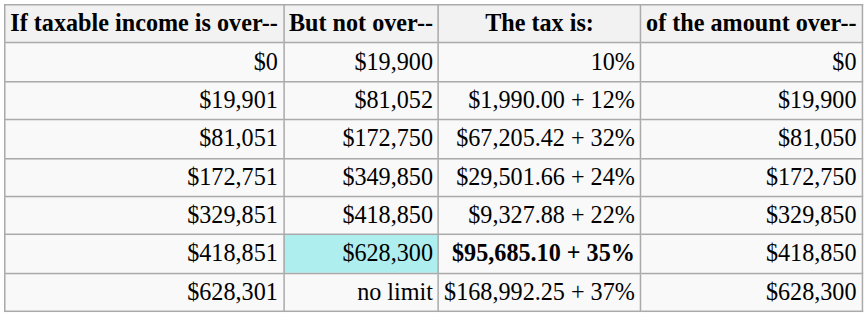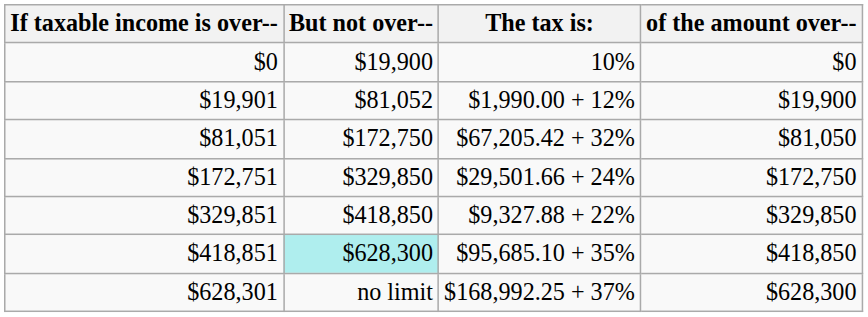(388, 176) $349,850 -> (388, 176) $329,850
(543, 253) bold -> (546, 253) normal
